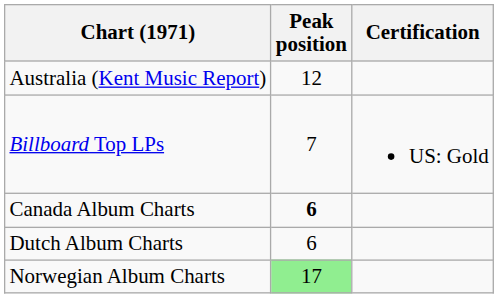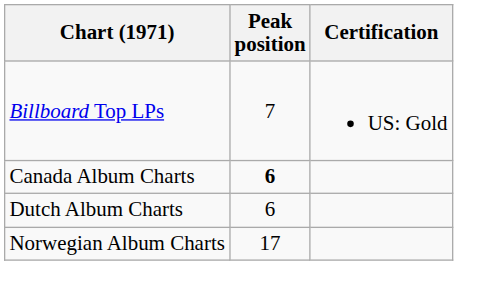- row: (138, 77)
(311, 276) lightgreen background -> (270, 243) no background
